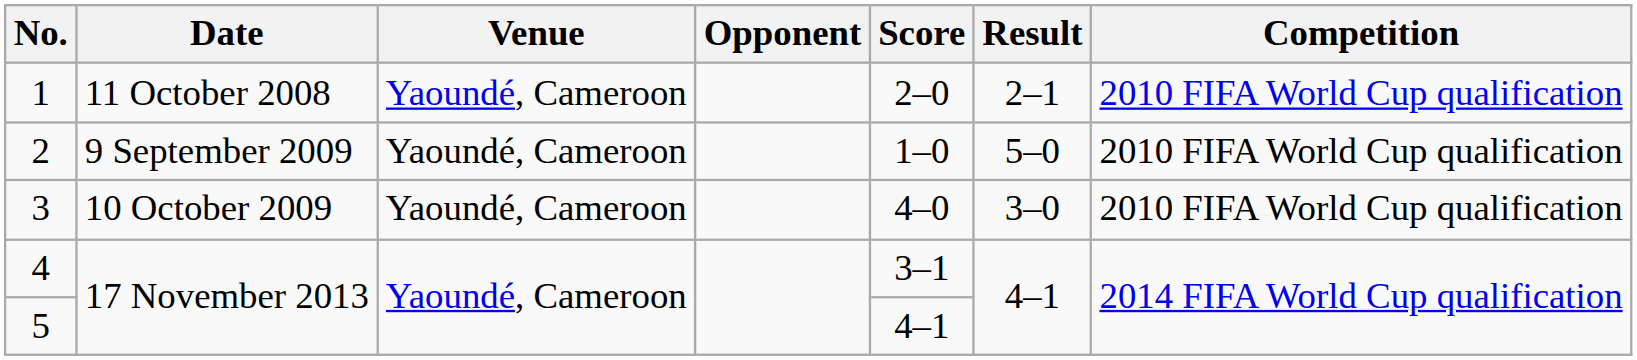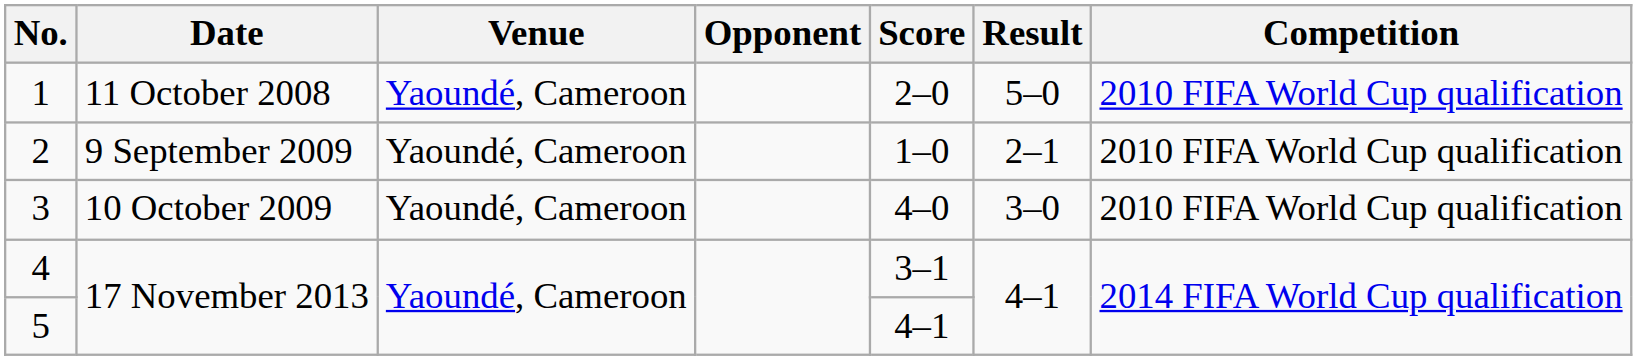(1032, 92) 2–1 -> (1032, 92) 5–0
(1032, 150) 5–0 -> (1032, 150) 2–1
